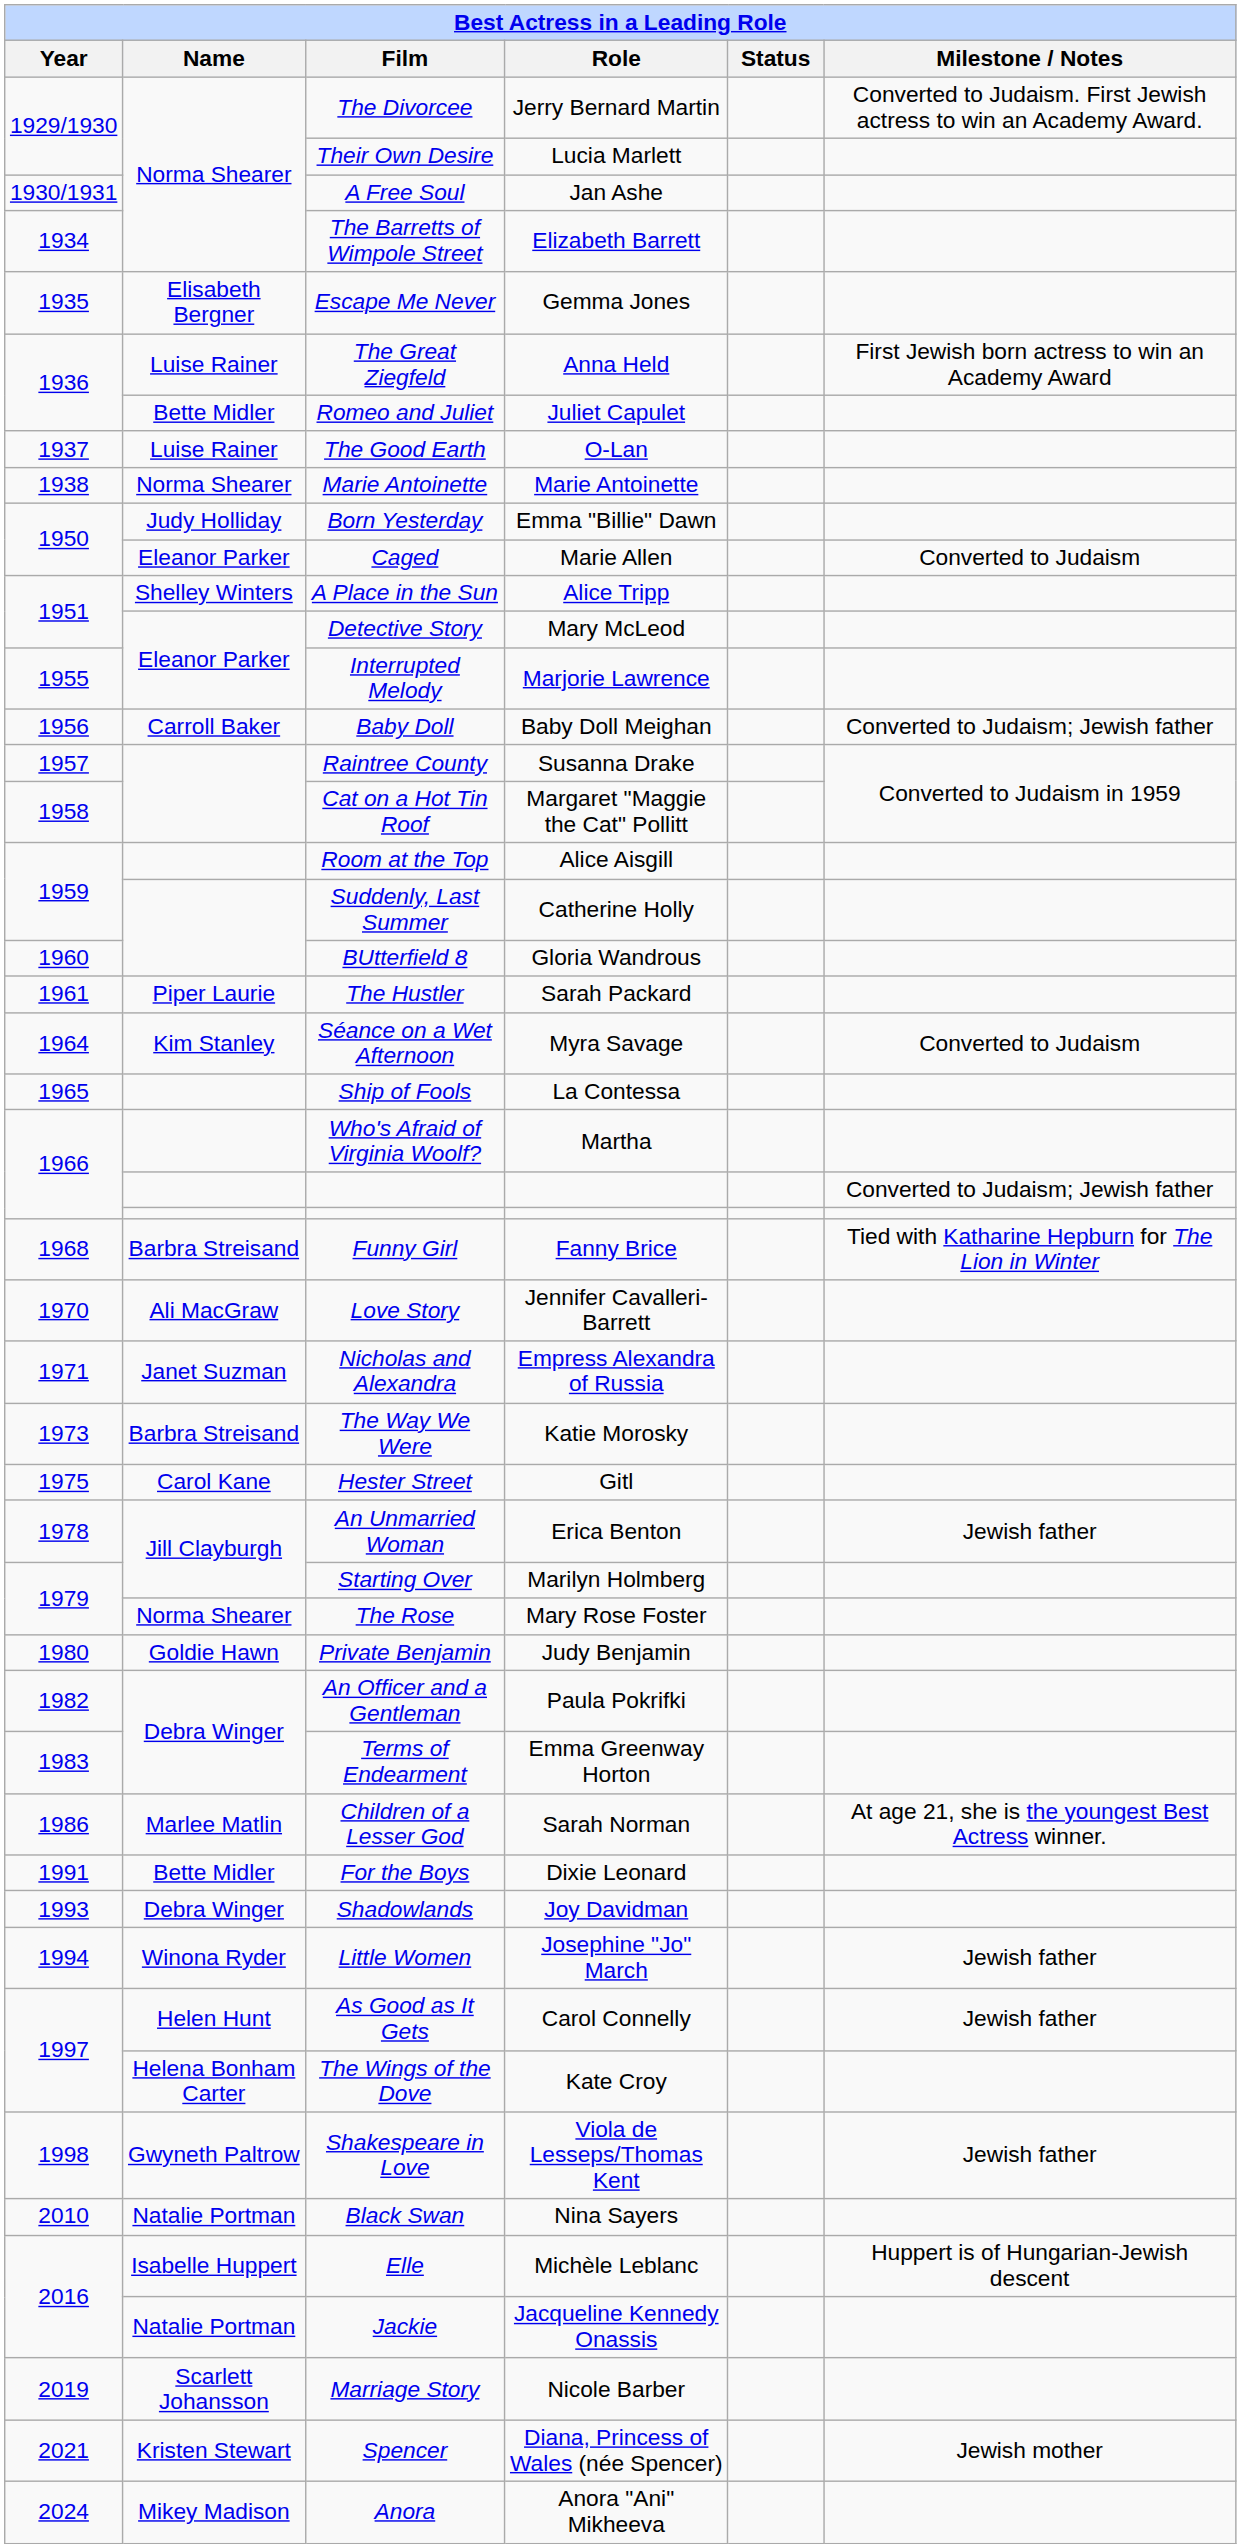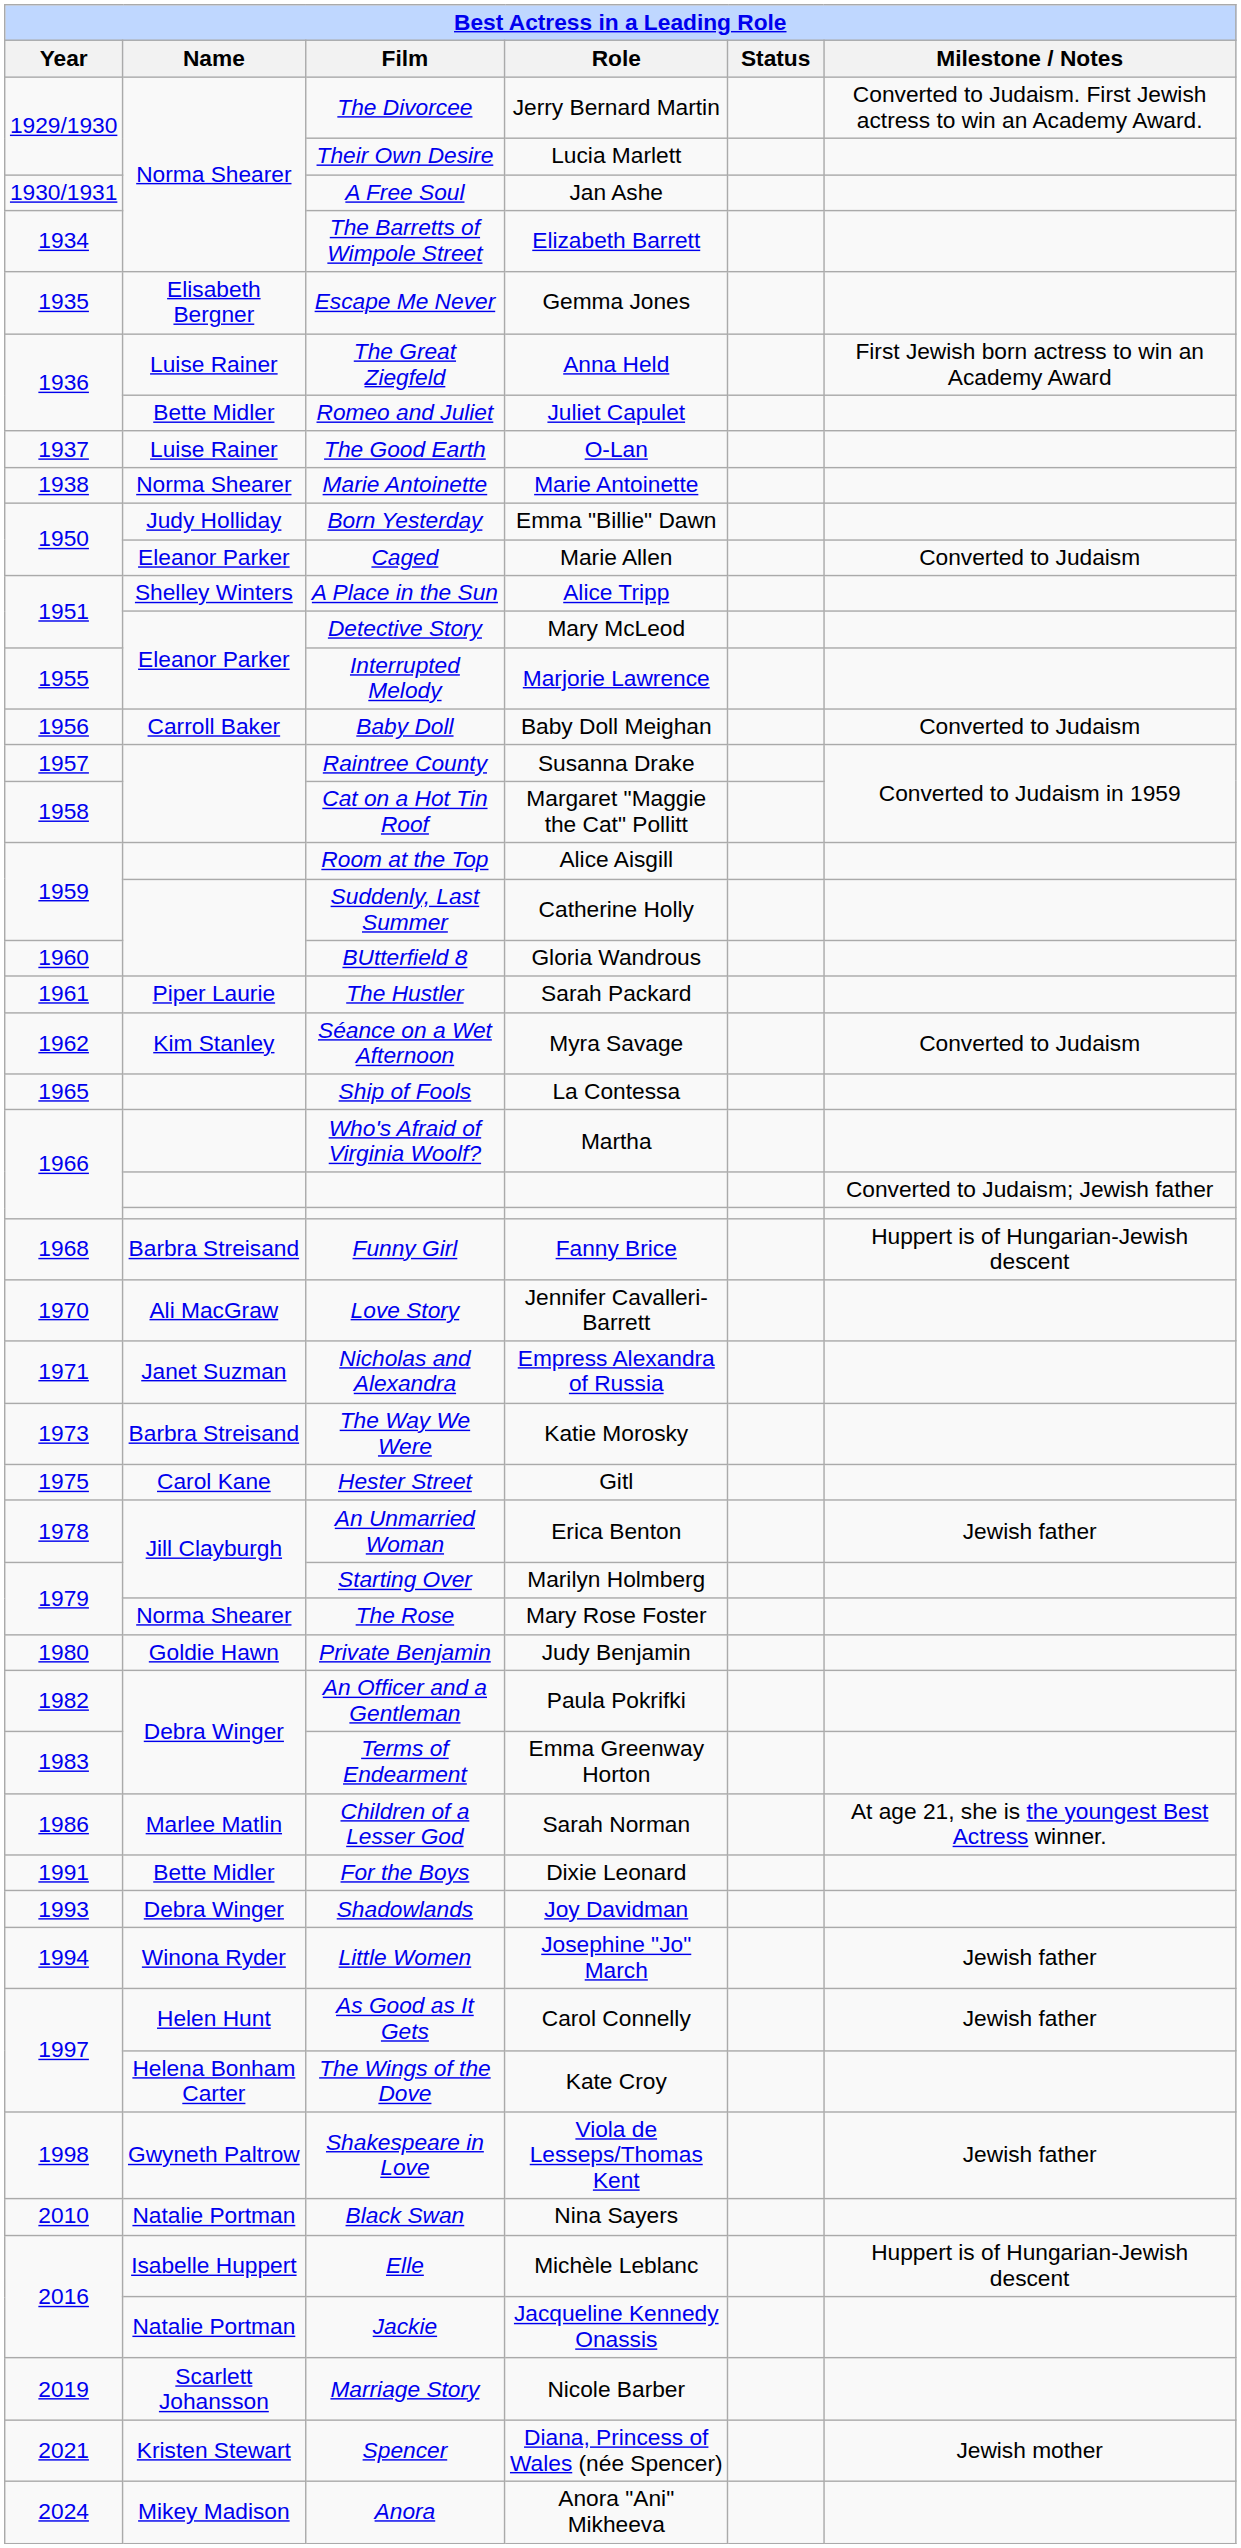(1030, 726) Converted to Judaism; Jewish father -> (1030, 726) Converted to Judaism
(64, 1042) 1964 -> (64, 1042) 1962
(1030, 1248) Tied with Katharine Hepburn for The Lion in Winter -> (1030, 1248) Huppert is of Hungarian-Jewish descent
